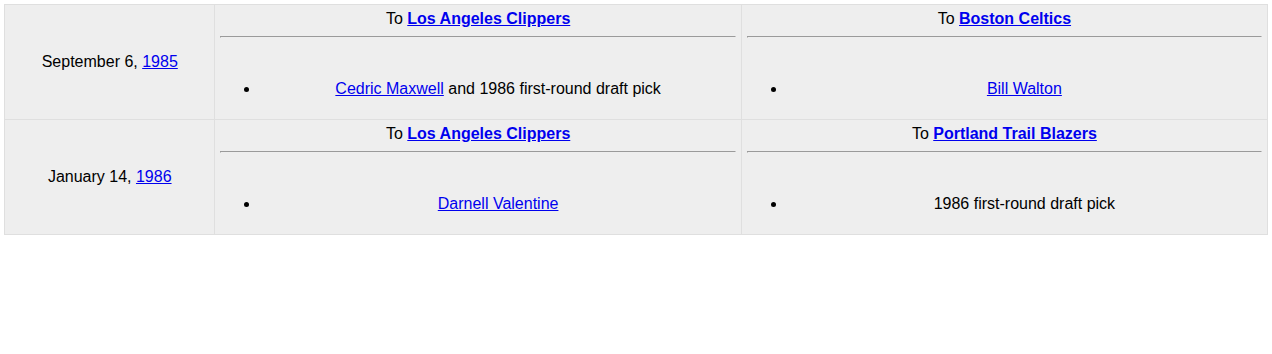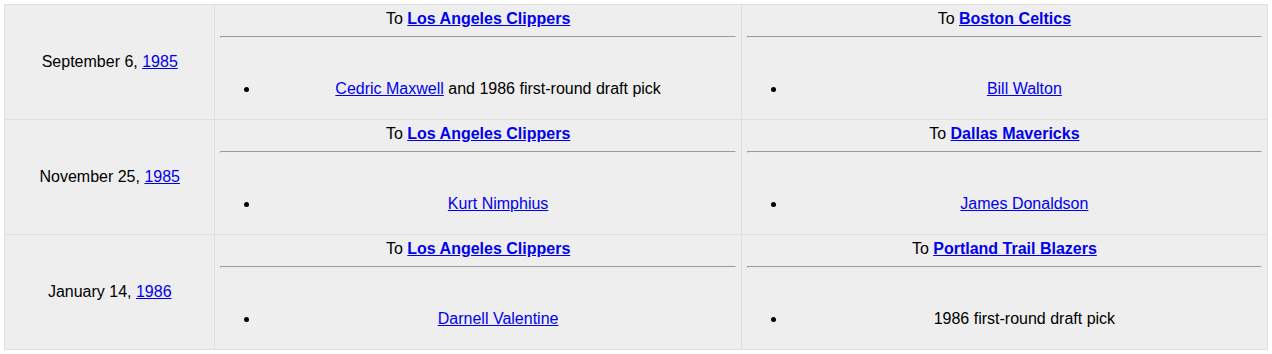+ row: (110, 176)
